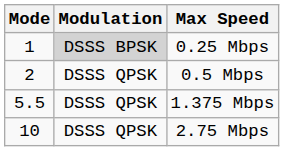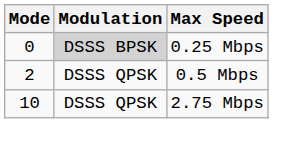(30, 47) 1 -> (30, 47) 0
- row: (222, 103)
